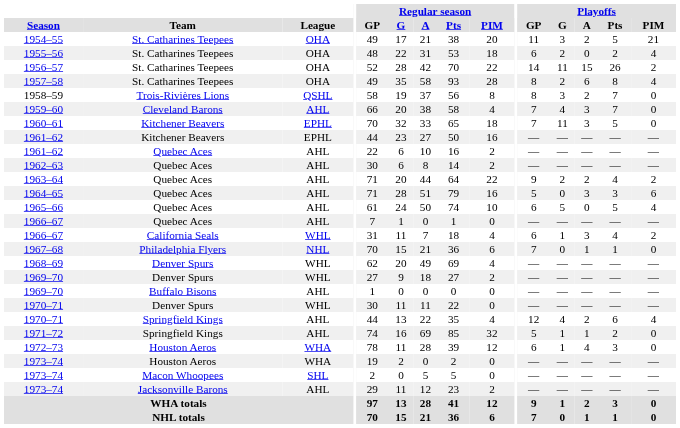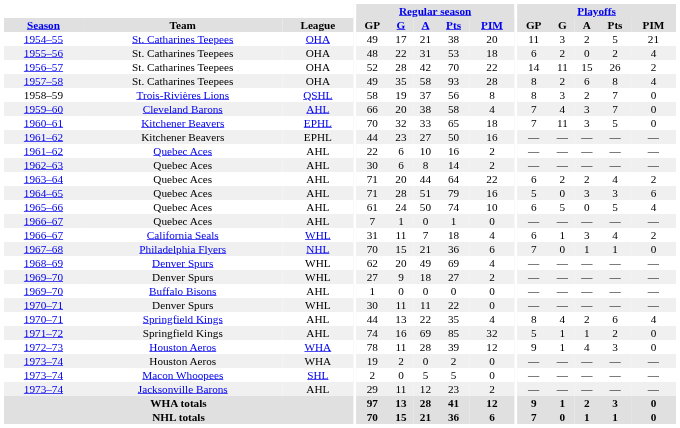(534, 179) 9 -> (534, 179) 6
(534, 319) 12 -> (534, 319) 8
(534, 347) 6 -> (534, 347) 9
